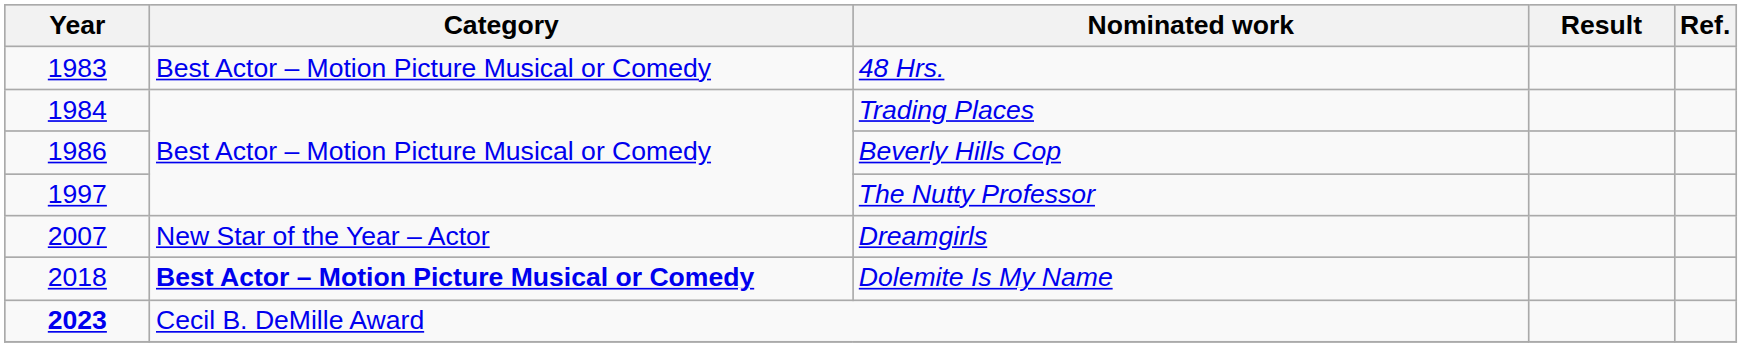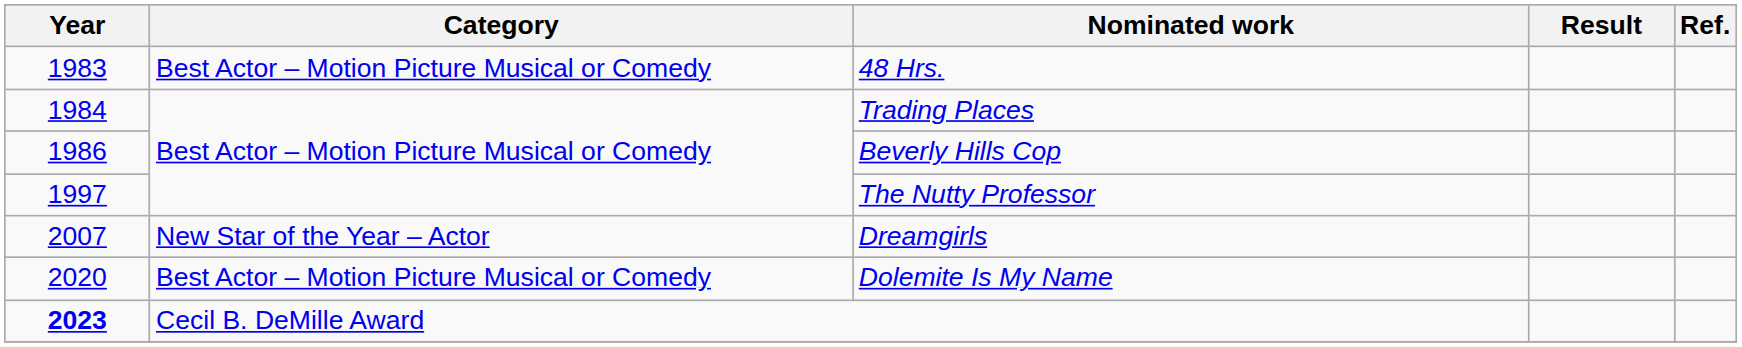(77, 278) 2018 -> (77, 278) 2020
(455, 278) bold -> (434, 278) normal
